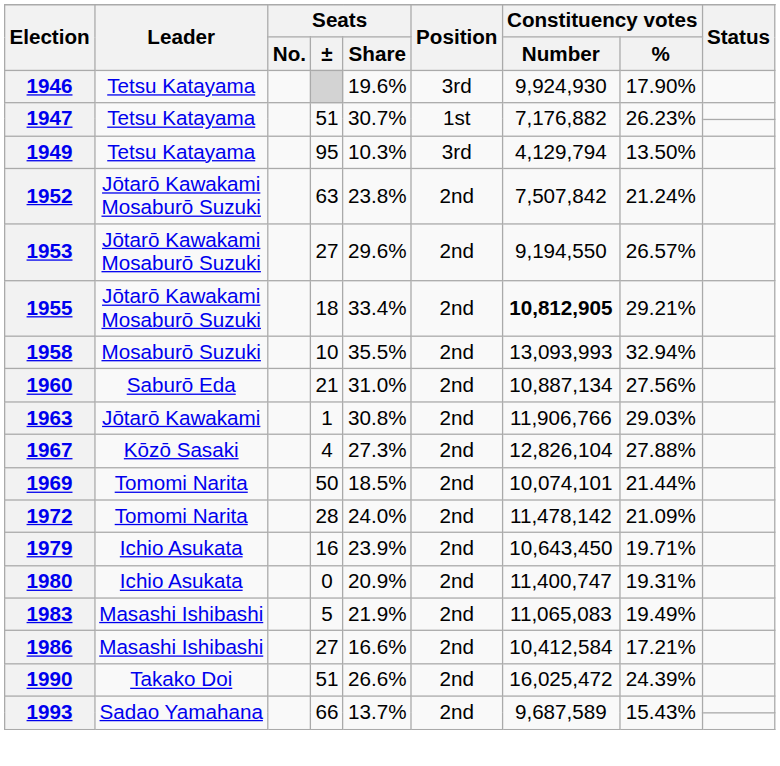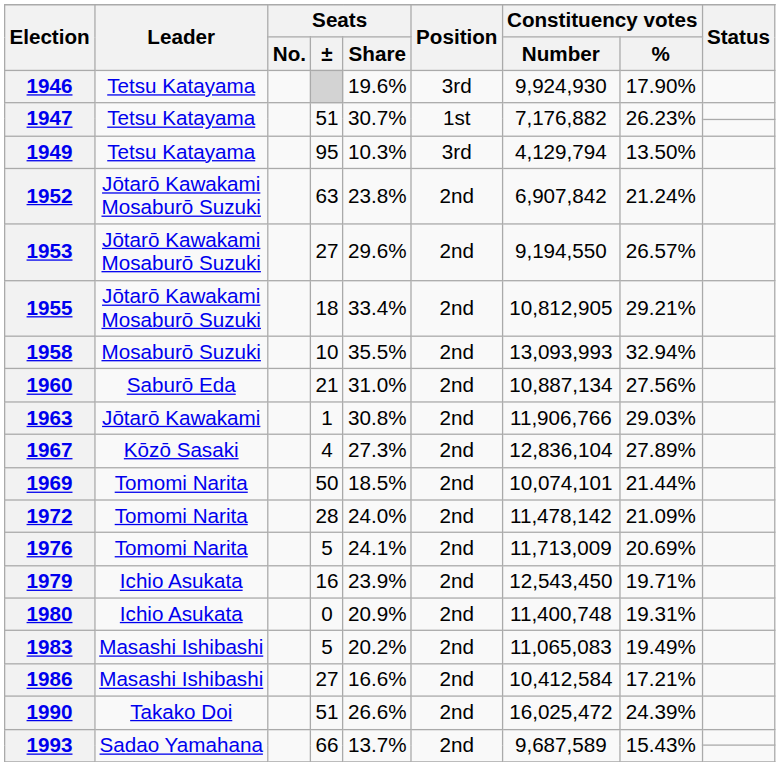(561, 196) 7,507,842 -> (561, 196) 6,907,842
(561, 308) bold -> (561, 308) normal
(561, 450) 12,826,104 -> (561, 450) 12,836,104
(661, 450) 27.88% -> (661, 450) 27.89%
+ row: (50, 548)
(561, 548) 10,643,450 -> (561, 581) 12,543,450
(561, 581) 11,400,747 -> (561, 614) 11,400,748
(377, 614) 21.9% -> (377, 647) 20.2%
